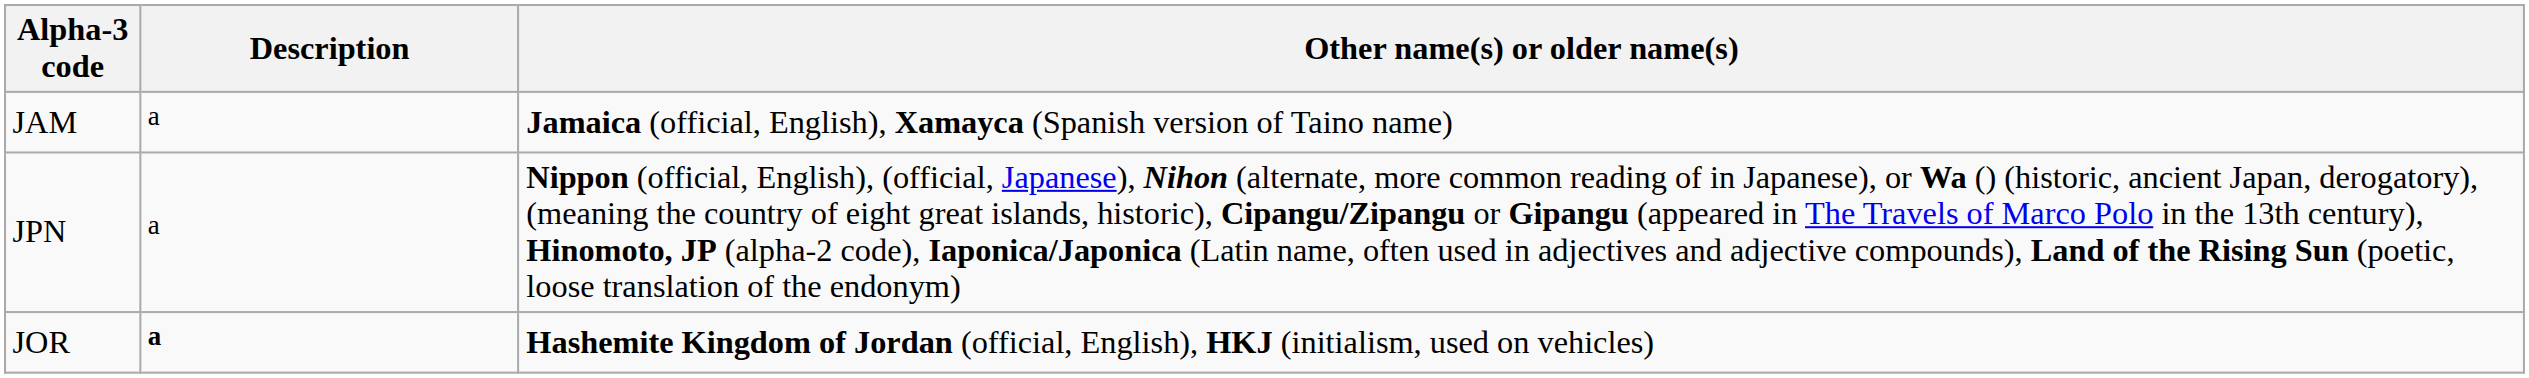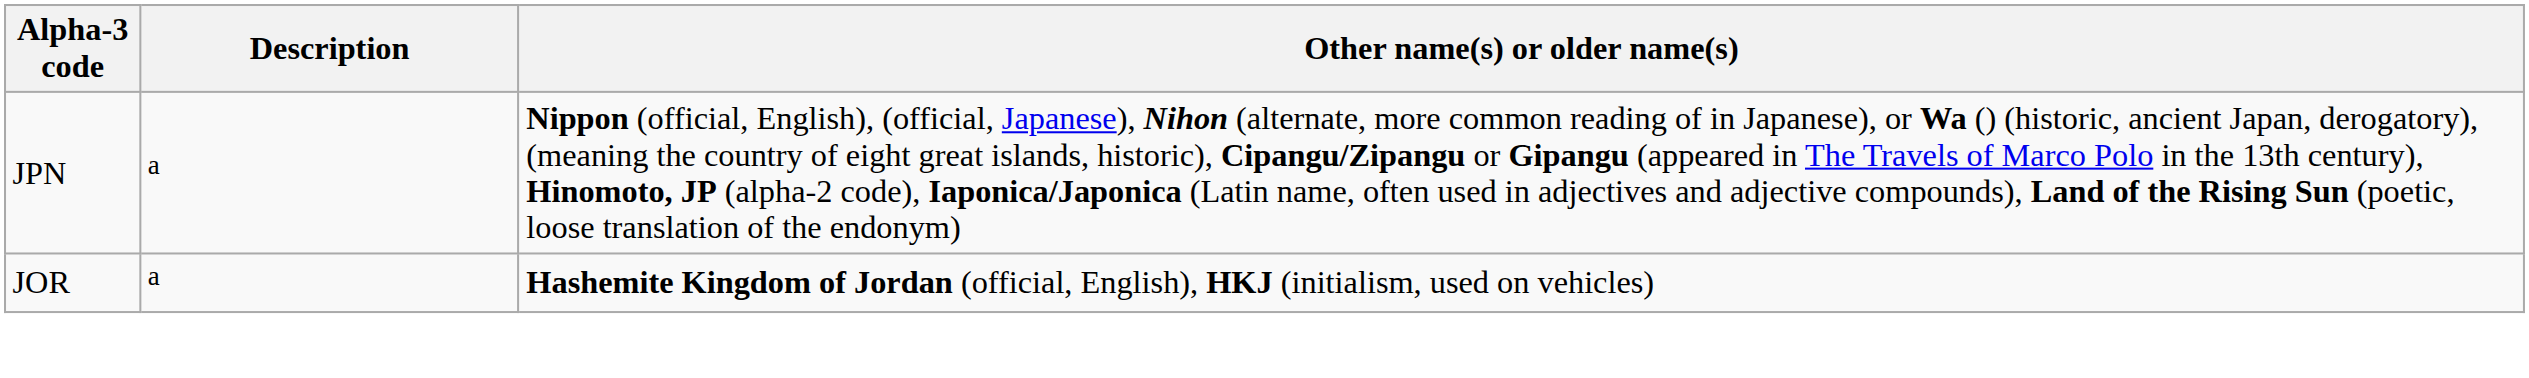- row: (45, 122)
(155, 342) bold -> (154, 276) normal
